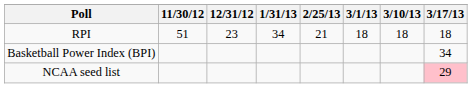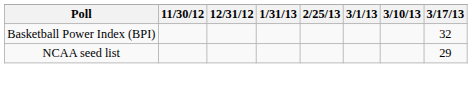- row: (81, 33)
(445, 53) 34 -> (445, 33) 32
(445, 72) pink background -> (445, 53) no background
